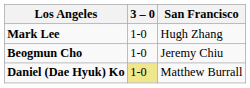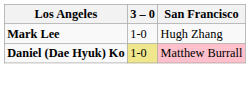- row: (45, 53)
(201, 72) no background -> (201, 53) pink background
